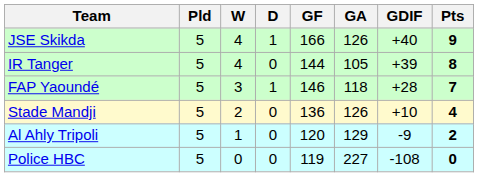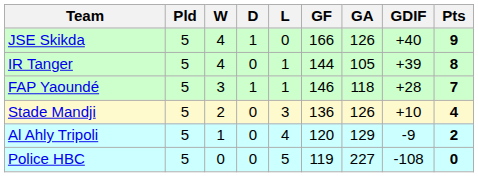+ column: (285, 16)
